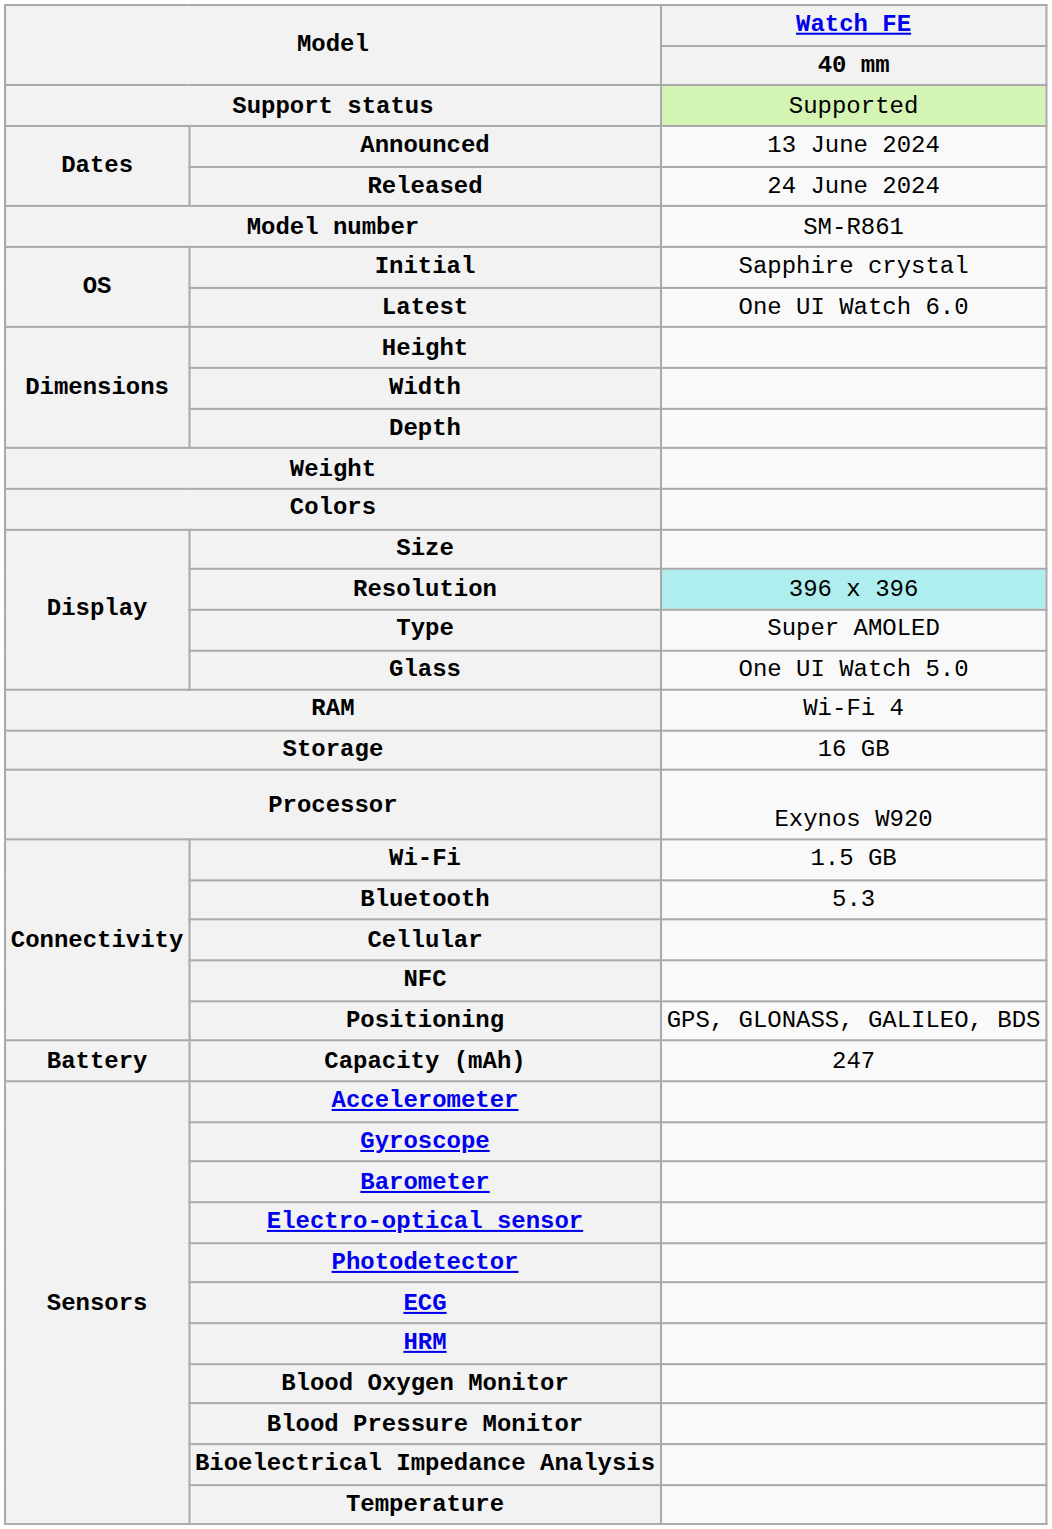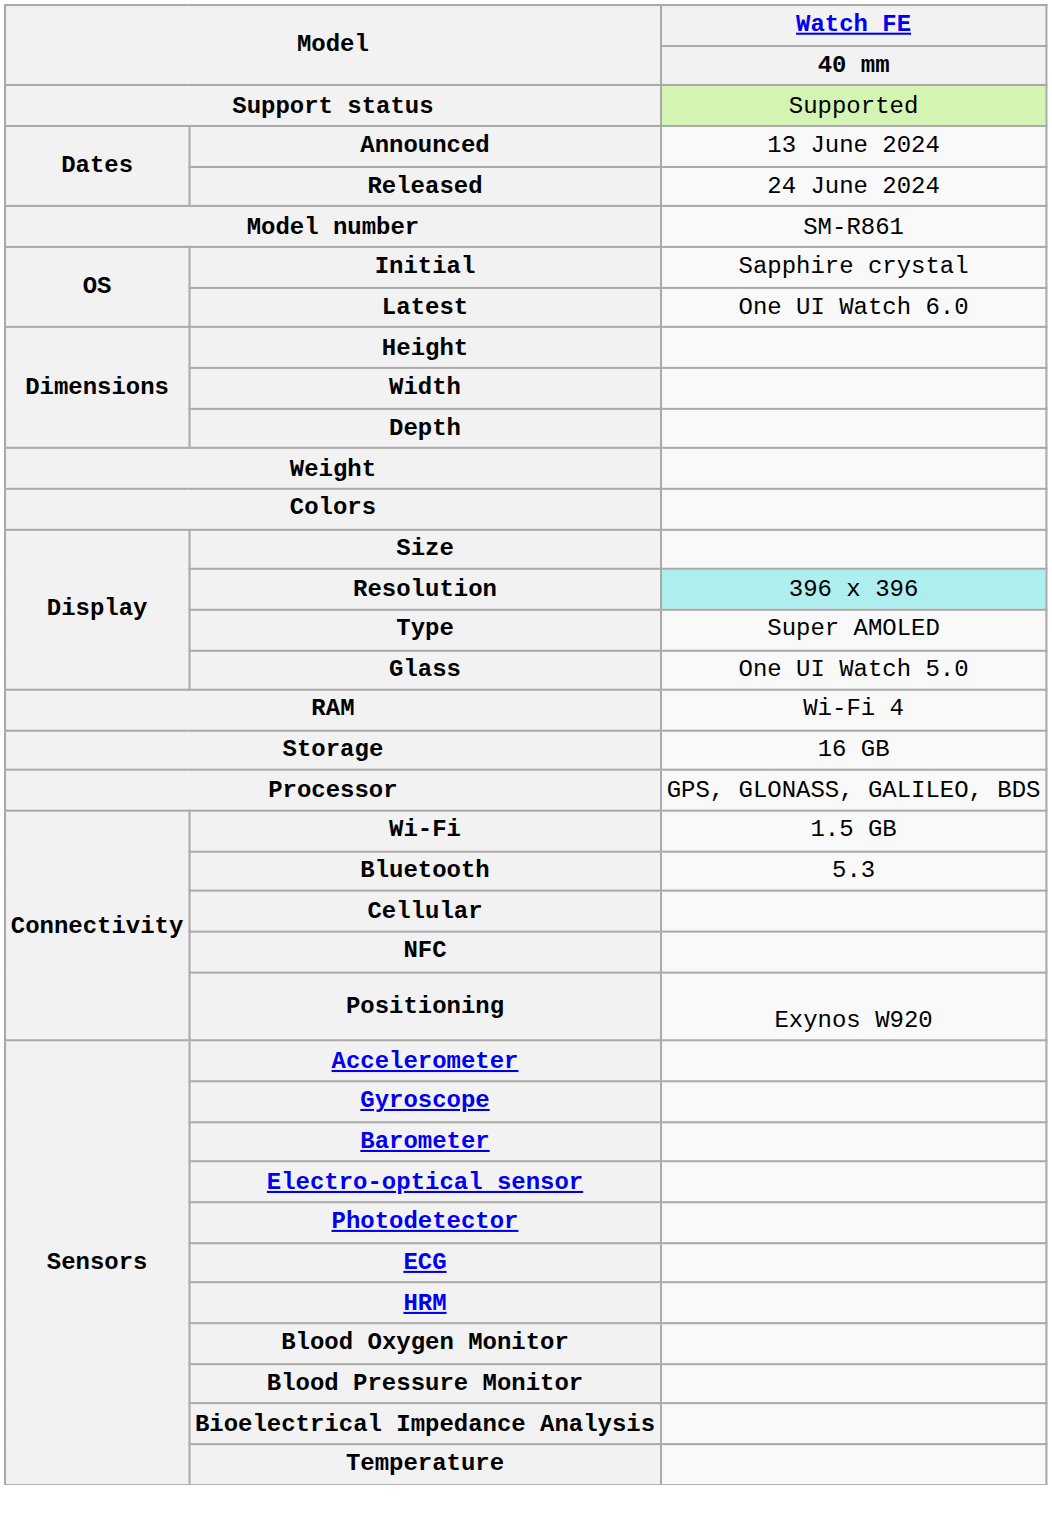(854, 819) Exynos W920 -> (854, 790) GPS, GLONASS, GALILEO, BDS
(854, 1021) GPS, GLONASS, GALILEO, BDS -> (854, 1021) Exynos W920
- row: (425, 1061)
